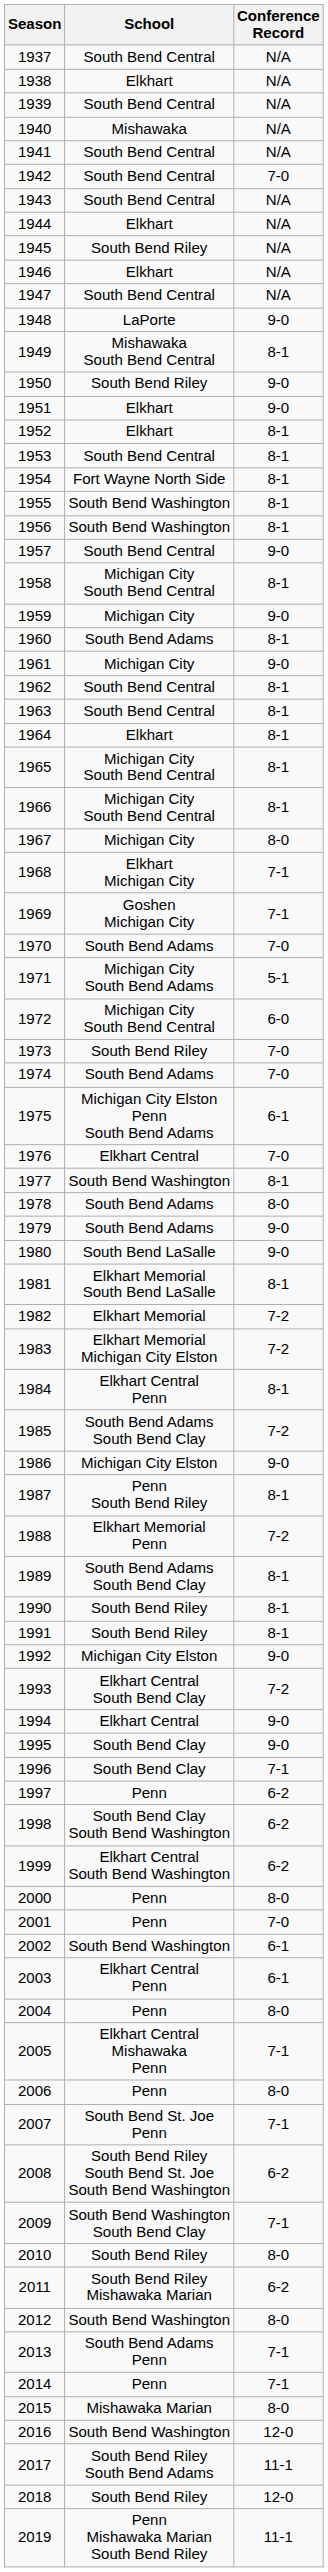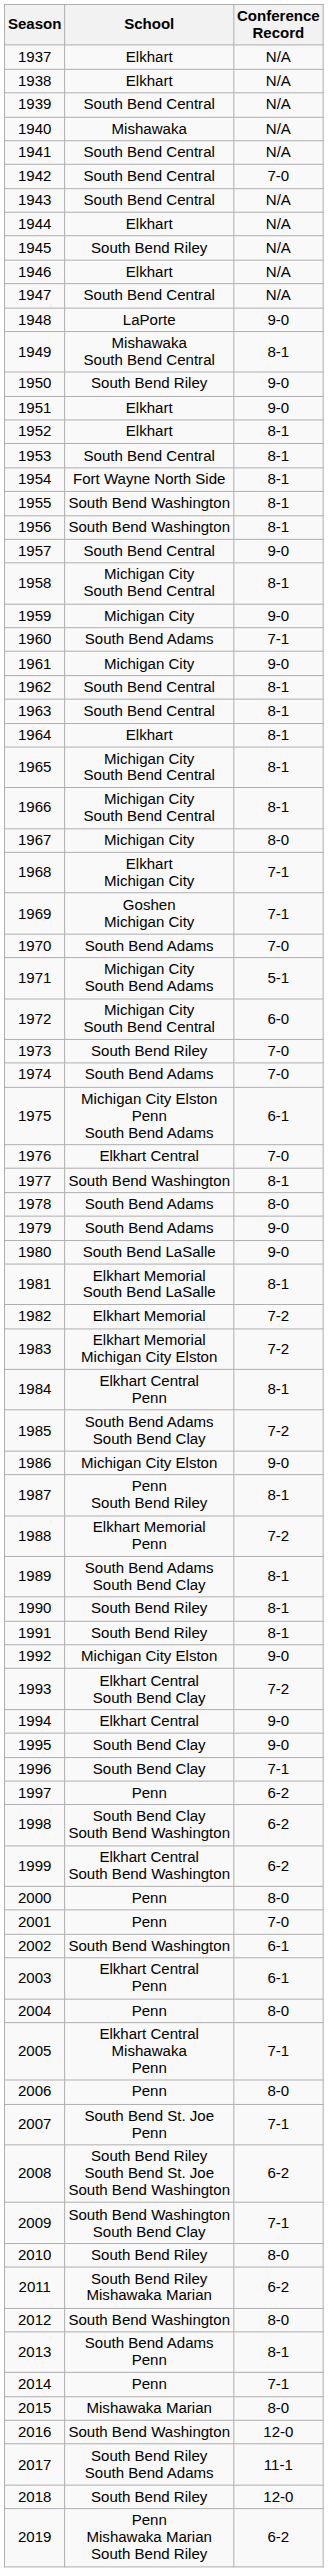(149, 57) South Bend Central -> (149, 57) Elkhart
(278, 639) 8-1 -> (278, 639) 7-1
(278, 2352) 7-1 -> (278, 2352) 8-1
(278, 2537) 11-1 -> (278, 2537) 6-2
